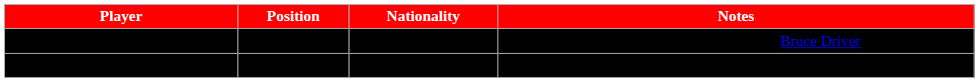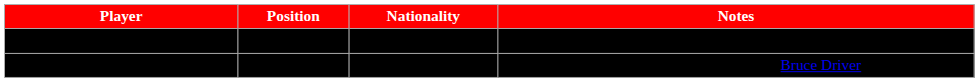rows swapped: (121, 41) <-> (121, 65)
